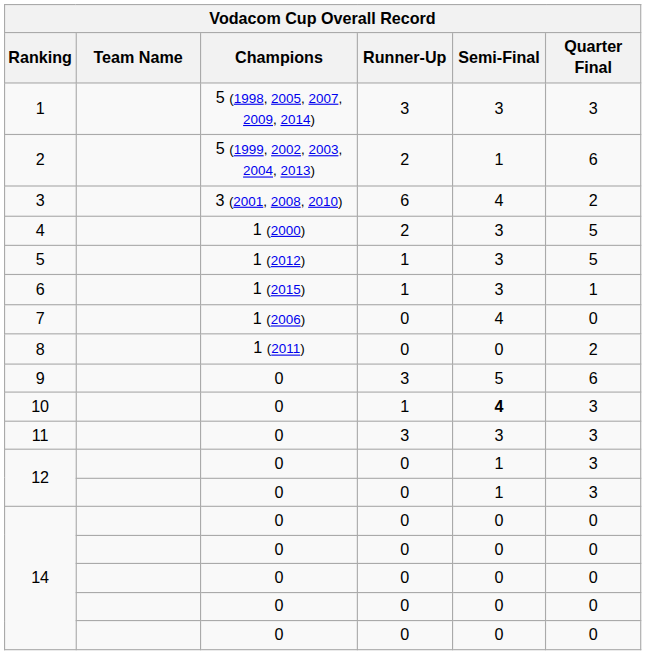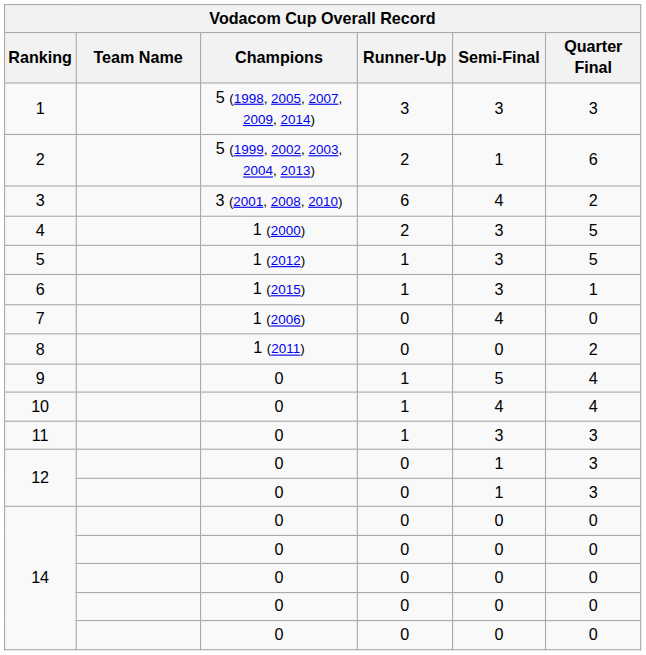(405, 378) 3 -> (405, 378) 1
(593, 378) 6 -> (593, 378) 4
(499, 407) bold -> (499, 407) normal
(593, 407) 3 -> (593, 407) 4
(405, 435) 3 -> (405, 435) 1
